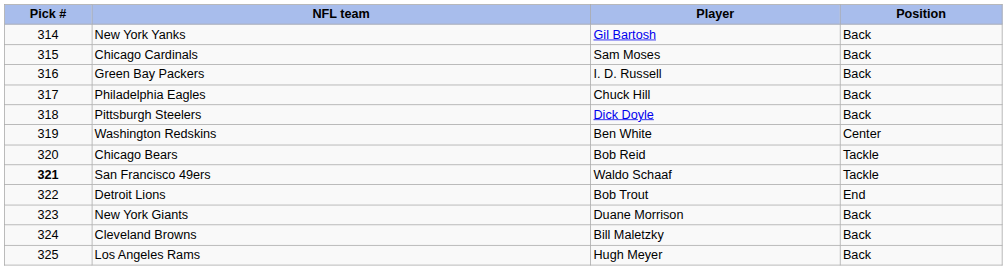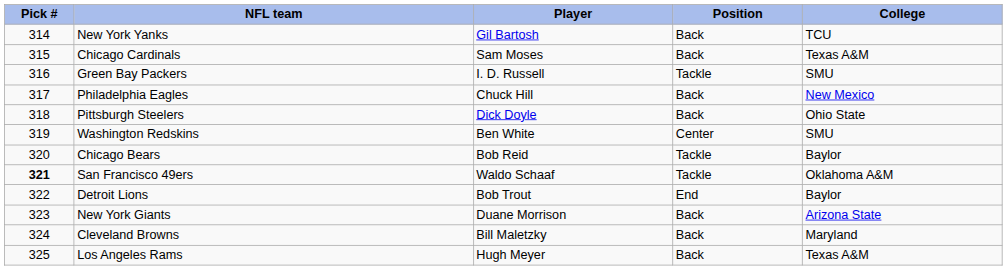+ column: (902, 14)
(857, 74) Back -> (694, 74) Tackle
